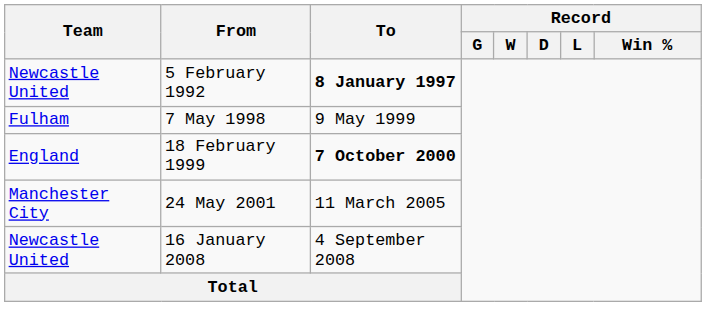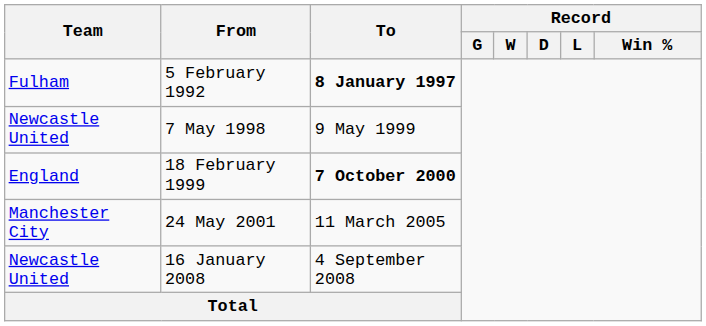(54, 83) Newcastle United -> (39, 83) Fulham
(39, 120) Fulham -> (54, 129) Newcastle United
